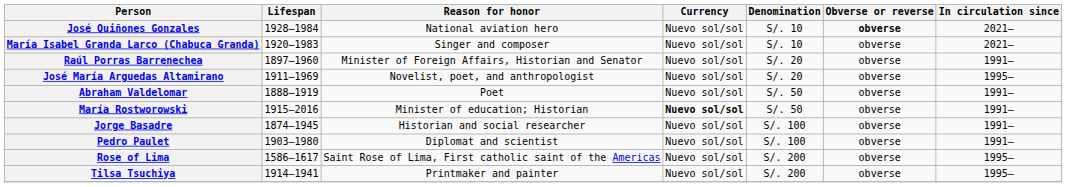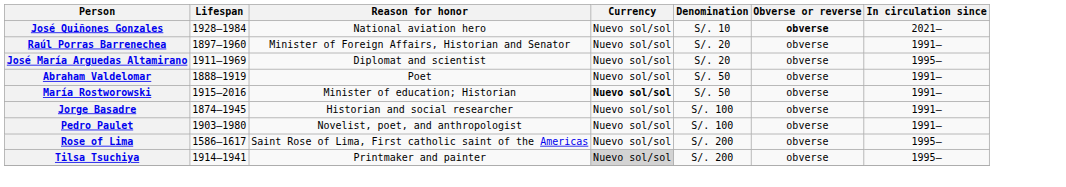- row: (133, 45)
(492, 77) Novelist, poet, and anthropologist -> (420, 61) Diplomat and scientist
(492, 142) Diplomat and scientist -> (420, 126) Novelist, poet, and anthropologist
(704, 174) no background -> (632, 158) lightgrey background
